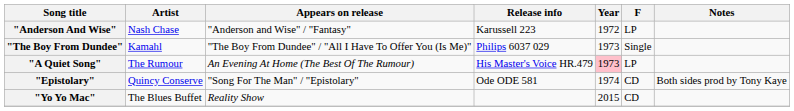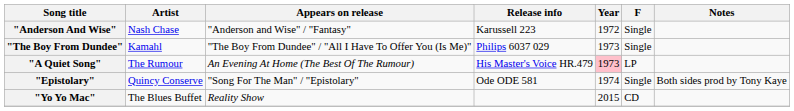(630, 30) LP -> (638, 30) Single
(632, 81) CD -> (638, 81) Single
